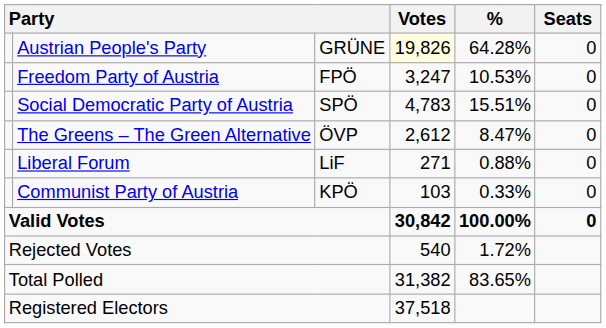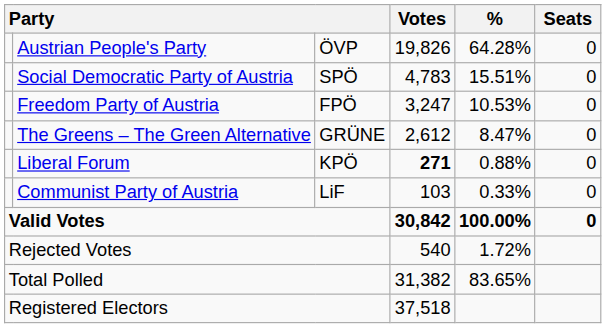(352, 47) GRÜNE -> (339, 47) ÖVP
(423, 47) lightyellow background -> (423, 47) no background
rows swapped: (155, 105) <-> (118, 76)
(339, 134) ÖVP -> (352, 134) GRÜNE
(332, 163) LiF -> (339, 163) KPÖ
(435, 163) normal -> (435, 163) bold
(339, 192) KPÖ -> (332, 192) LiF
